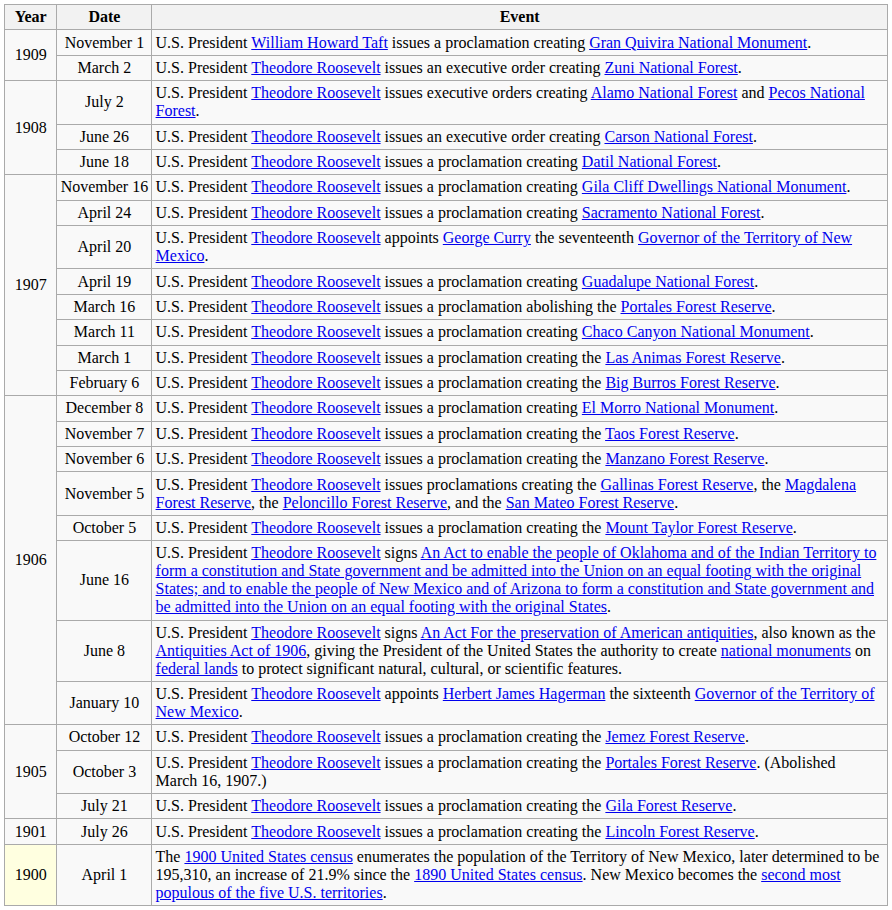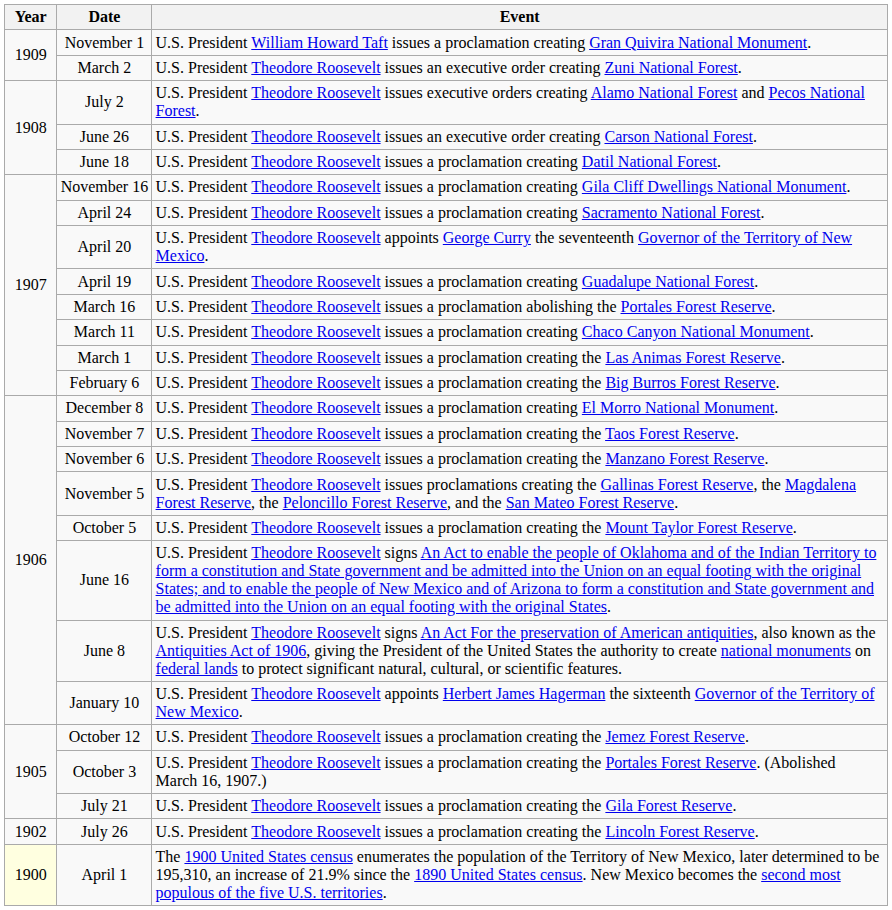(31, 831) 1901 -> (31, 831) 1902
